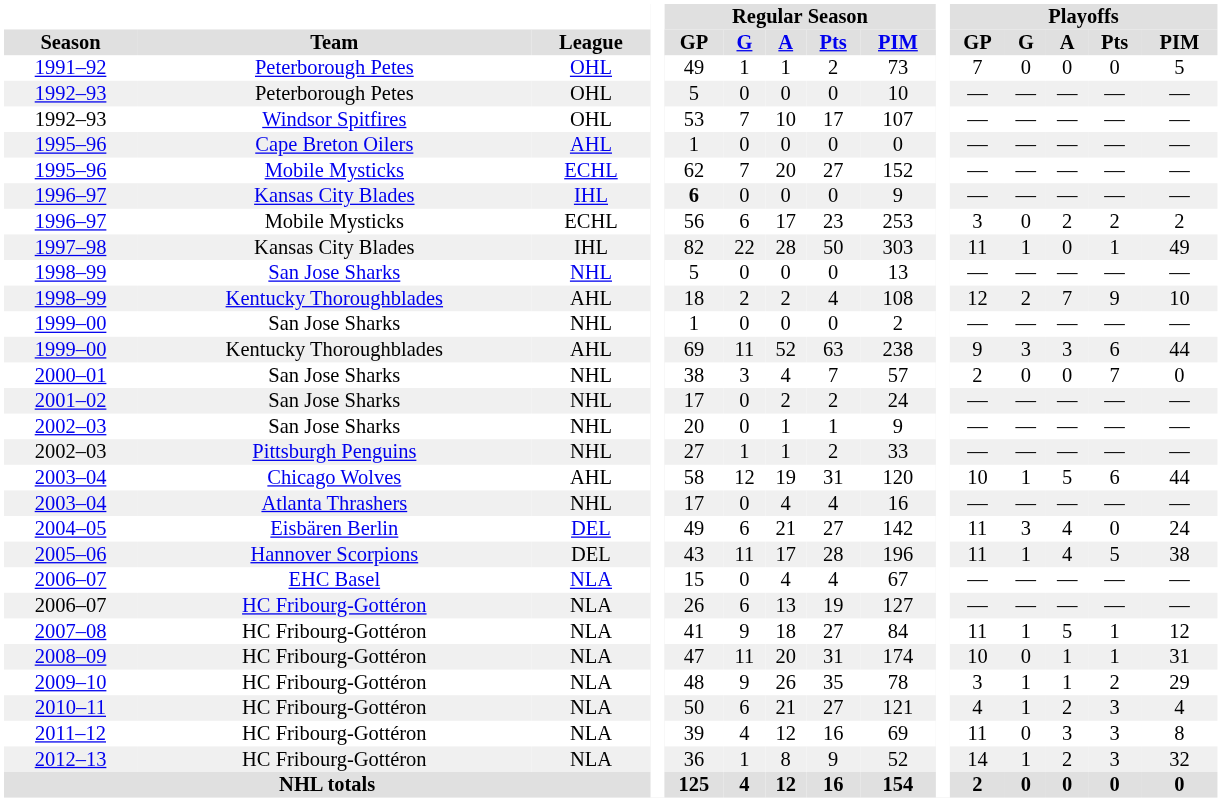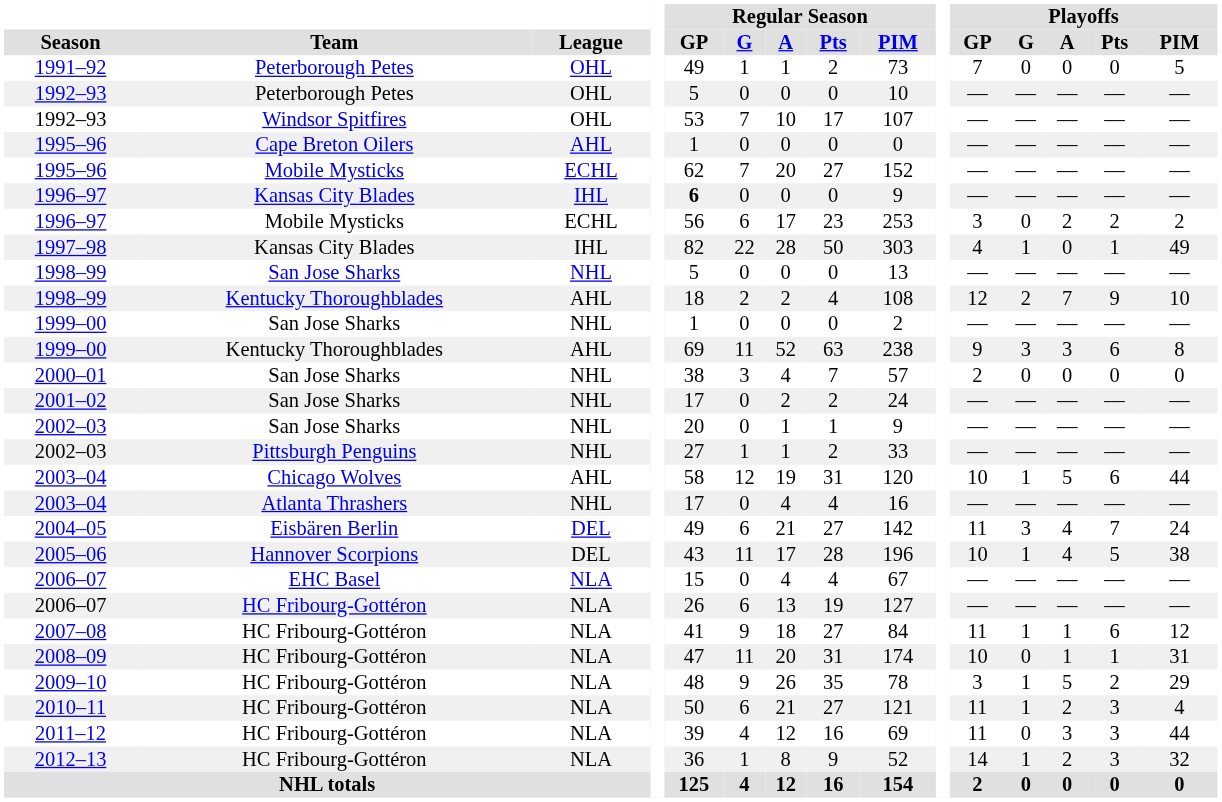(977, 247) 11 -> (977, 247) 4
(1179, 349) 44 -> (1179, 349) 8
(1115, 375) 7 -> (1115, 375) 0
(1115, 528) 0 -> (1115, 528) 7
(977, 554) 11 -> (977, 554) 10
(1067, 631) 5 -> (1067, 631) 1
(1115, 631) 1 -> (1115, 631) 6
(1067, 682) 1 -> (1067, 682) 5
(977, 707) 4 -> (977, 707) 11
(1179, 733) 8 -> (1179, 733) 44
